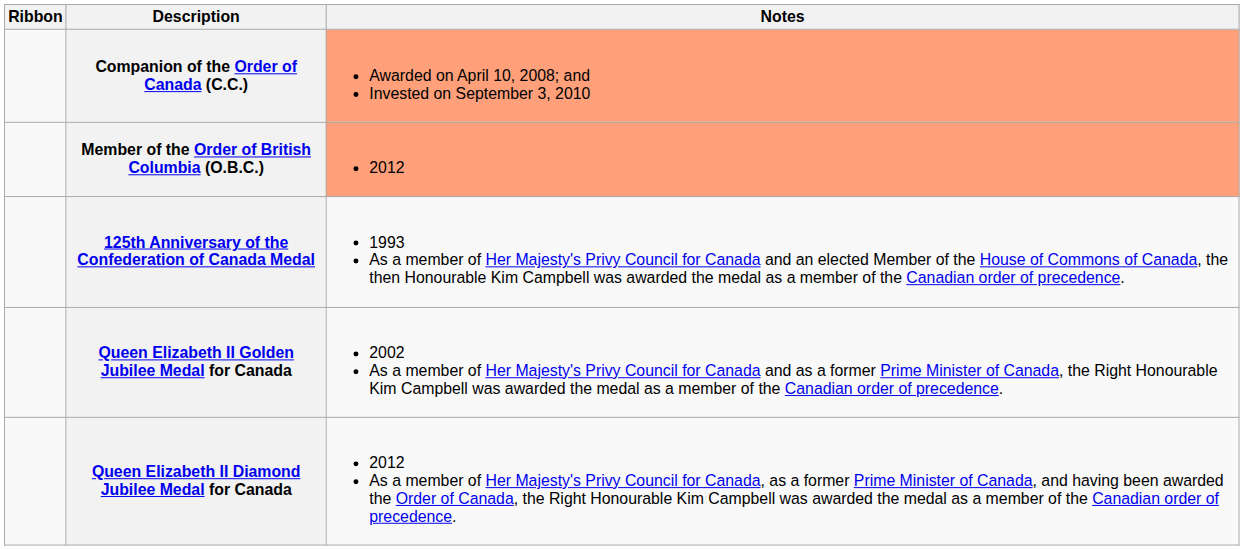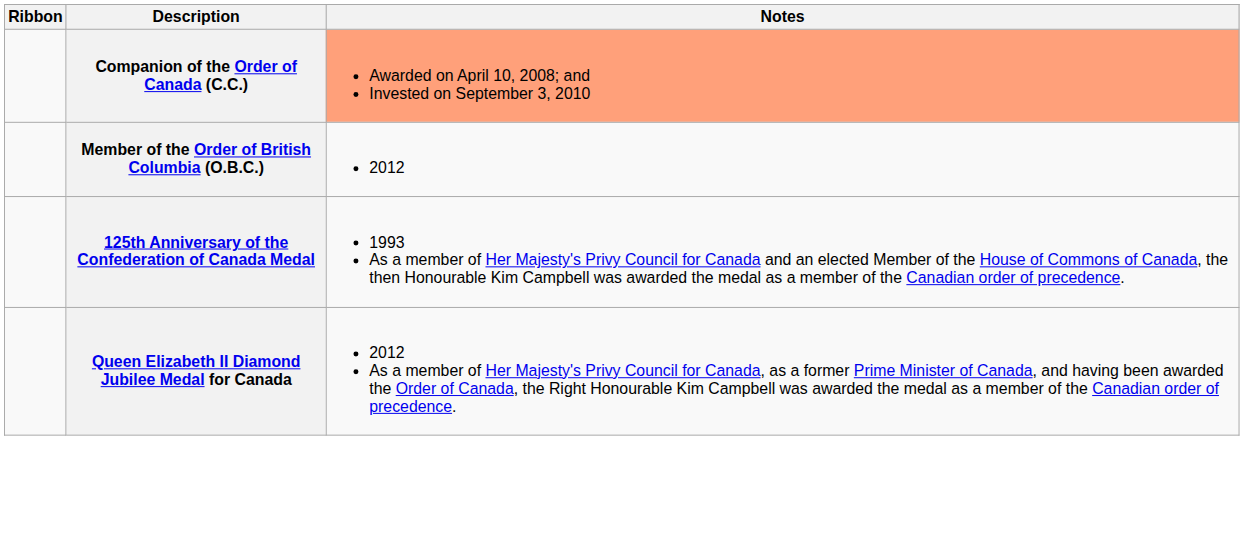(783, 168) lightsalmon background -> (783, 168) no background
- row: (196, 362)
